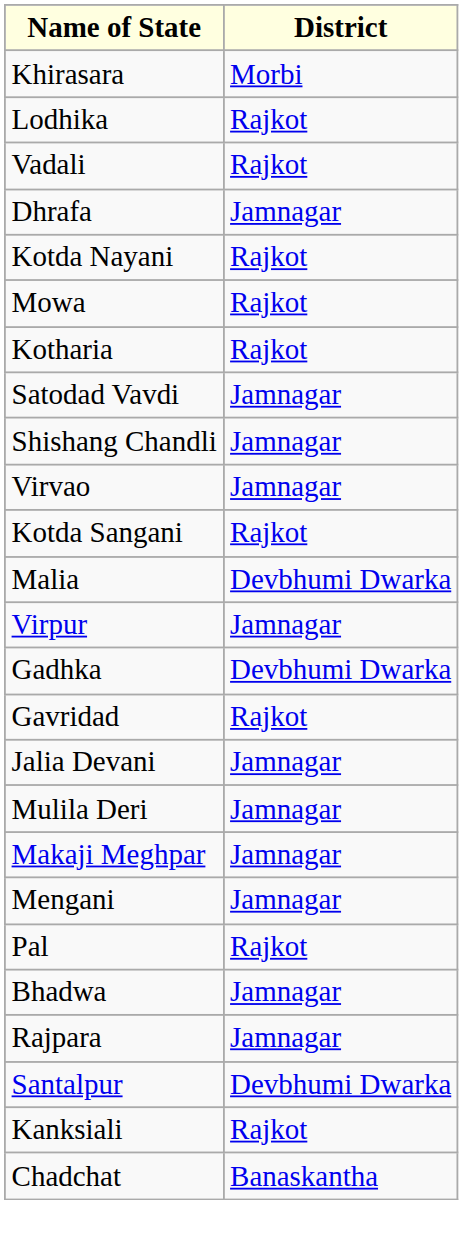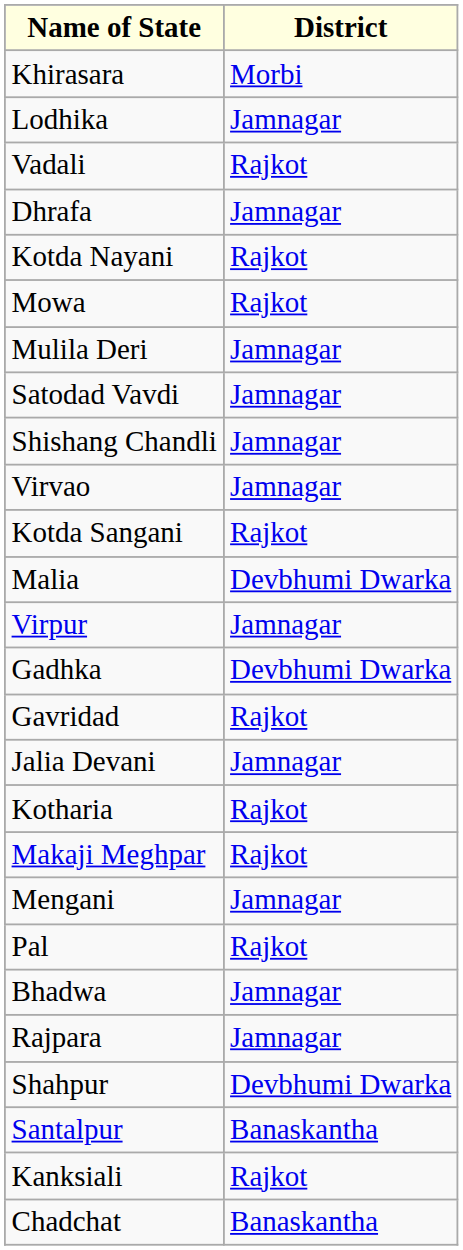(269, 119) Rajkot -> (286, 119) Jamnagar
rows swapped: (80, 808) <-> (62, 348)
(286, 854) Jamnagar -> (269, 854) Rajkot
+ row: (60, 1083)
(341, 1083) Devbhumi Dwarka -> (304, 1129) Banaskantha
